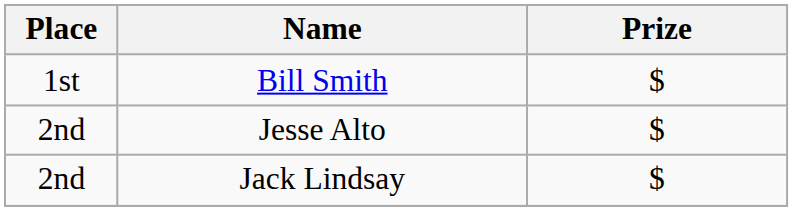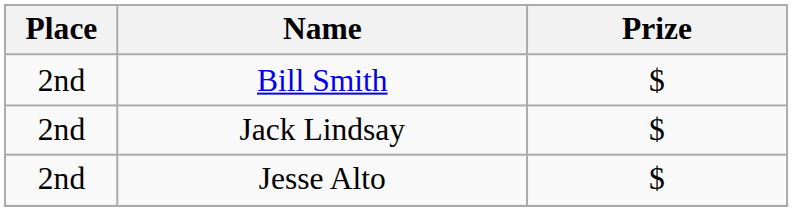(61, 79) 1st -> (61, 79) 2nd
rows swapped: (322, 129) <-> (322, 179)
